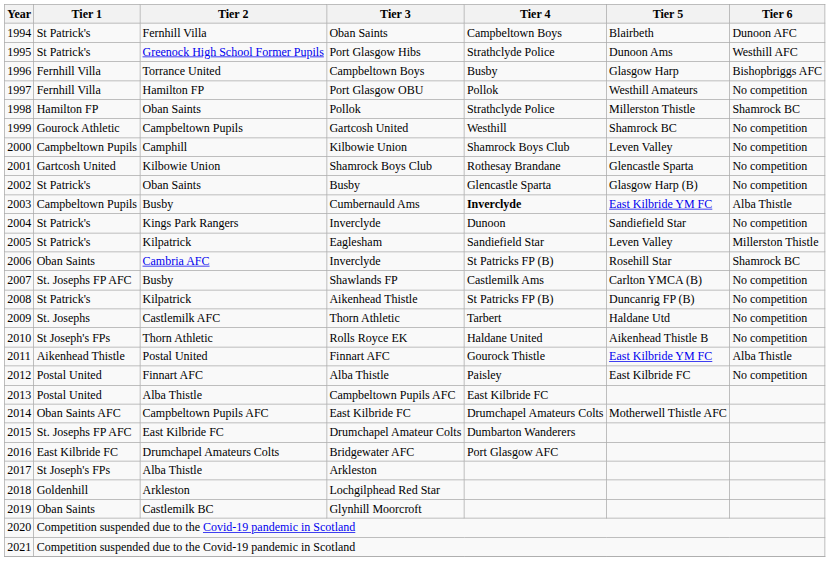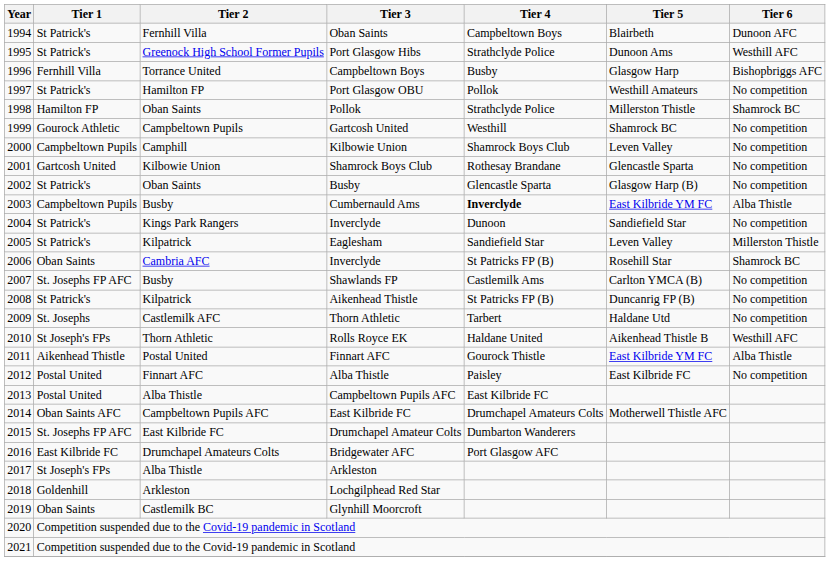(69, 90) Fernhill Villa -> (64, 90) St Patrick's
(770, 337) No competition -> (765, 337) Westhill AFC
